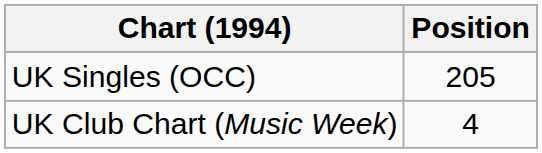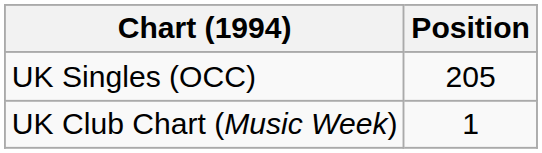(471, 123) 4 -> (471, 123) 1
